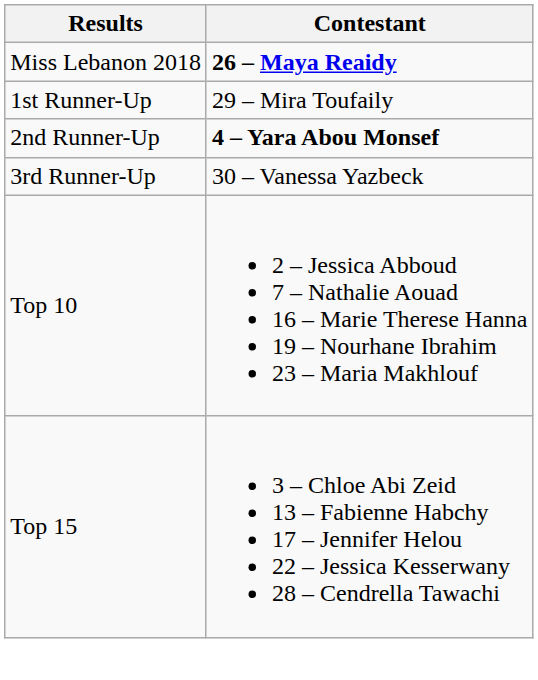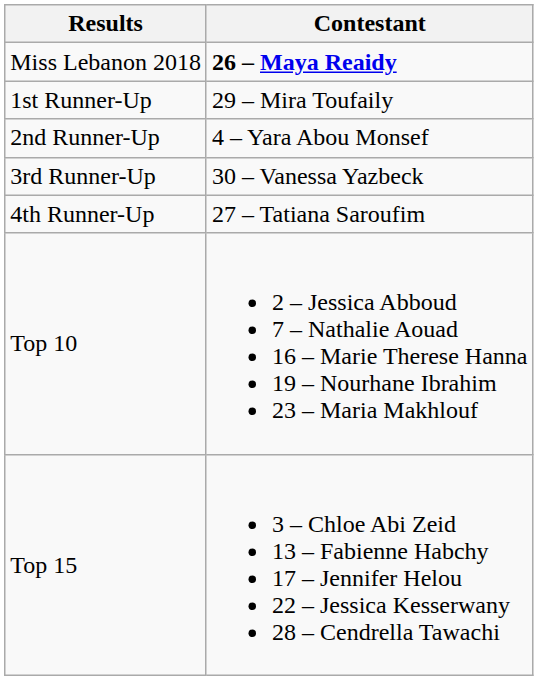(326, 137) bold -> (320, 137) normal
+ row: (82, 213)
